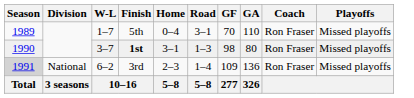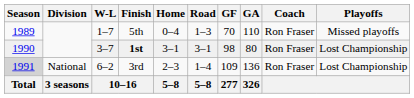(203, 31) 3–1 -> (203, 31) 1–3
(203, 48) 1–3 -> (203, 48) 3–1
(355, 48) Missed playoffs -> (363, 48) Lost Championship
(355, 66) Missed playoffs -> (363, 66) Lost Championship
